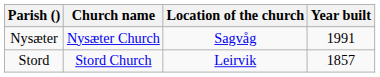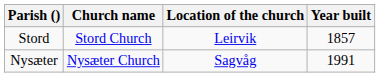rows swapped: (34, 60) <-> (34, 38)
